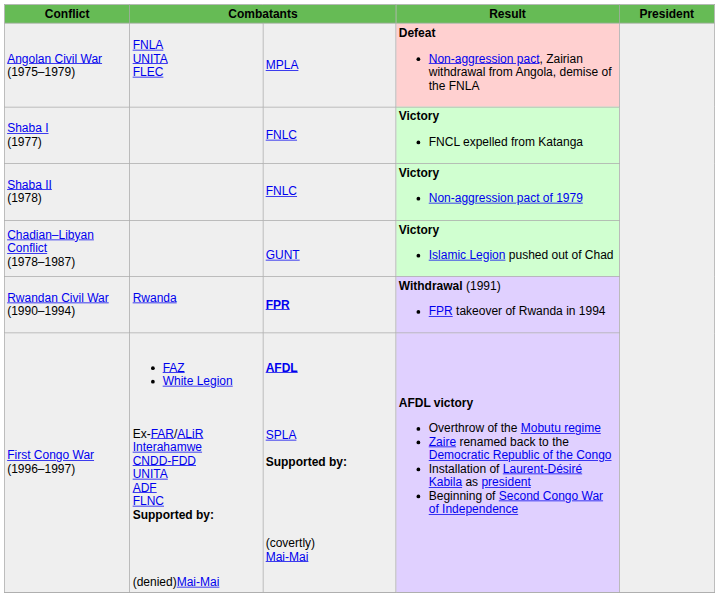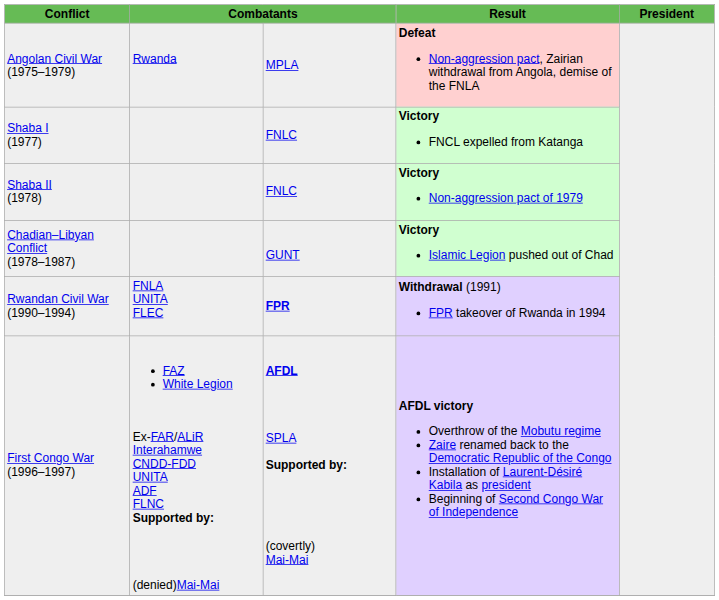(150, 58) FNLA UNITA FLEC -> (155, 58) Rwanda
(155, 298) Rwanda -> (150, 299) FNLA UNITA FLEC
